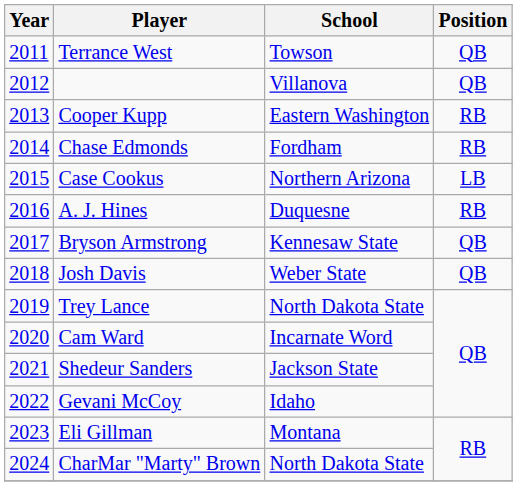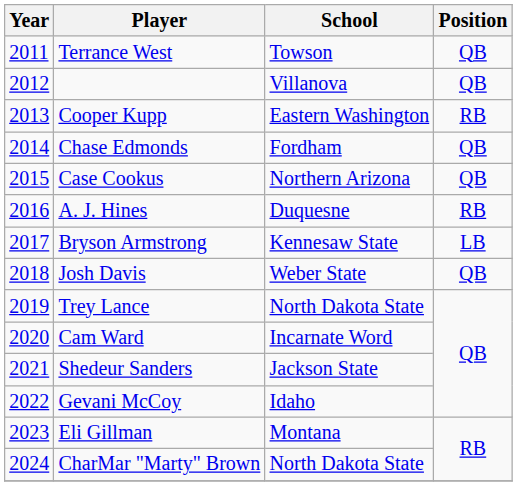(473, 147) RB -> (473, 147) QB
(473, 178) LB -> (473, 178) QB
(473, 242) QB -> (473, 242) LB
